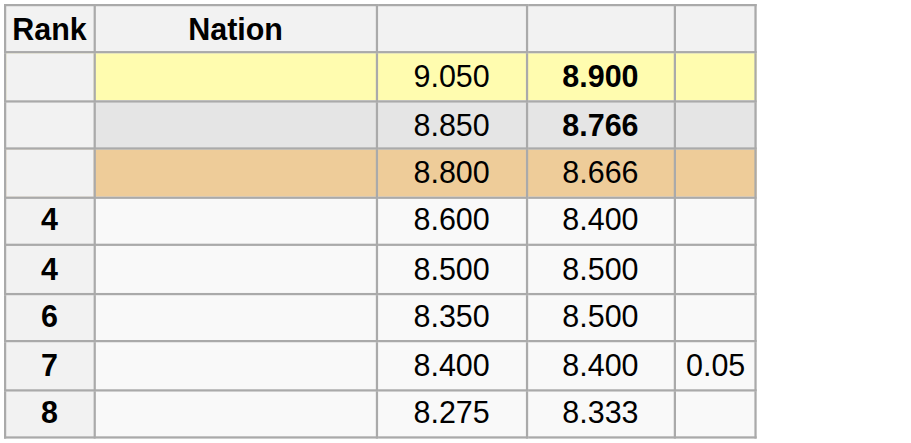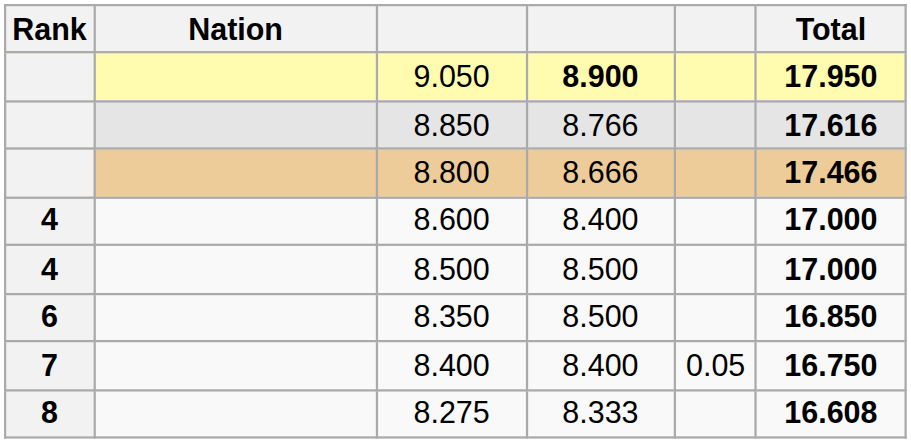+ column: (831, 29)
(600, 125) bold -> (600, 125) normal
